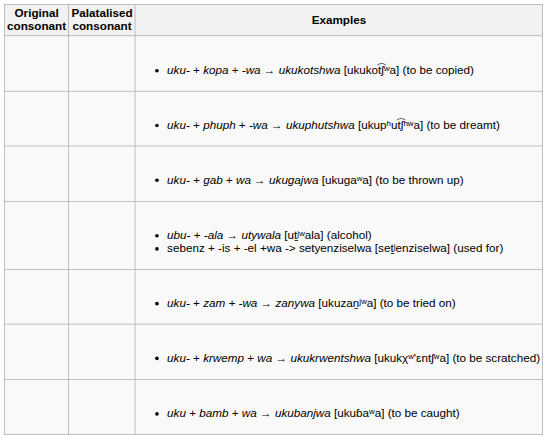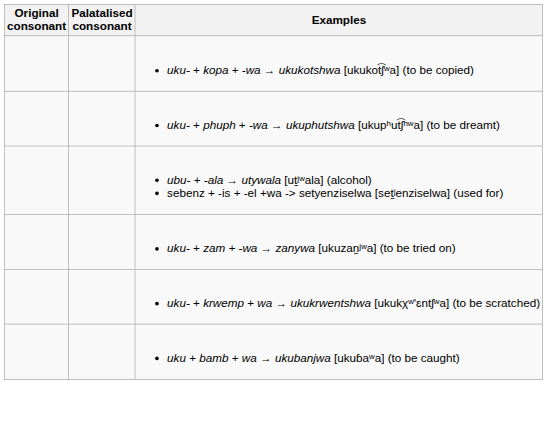- row: (339, 180)
